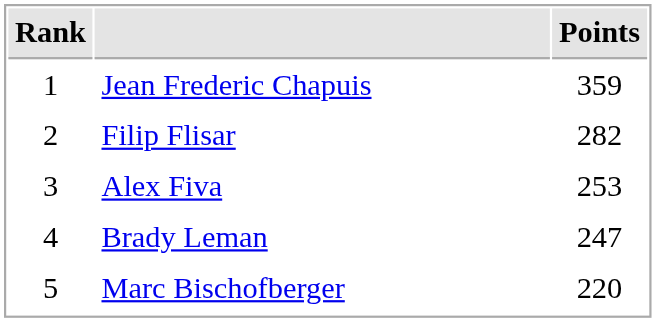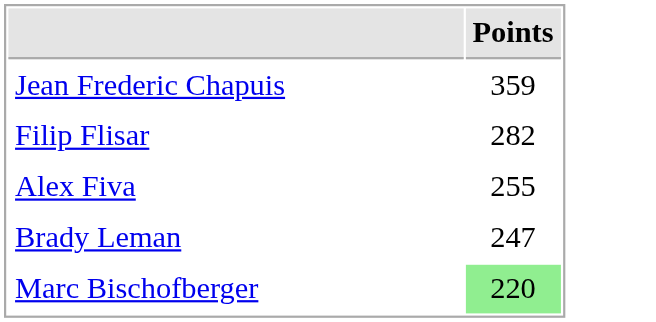- column: (51, 32)
(599, 186) 253 -> (513, 186) 255
(599, 288) no background -> (513, 288) lightgreen background
